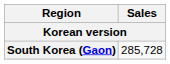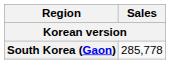(142, 50) 285,728 -> (142, 50) 285,778
